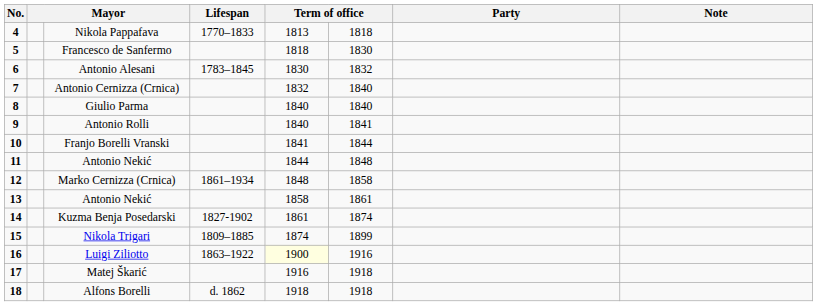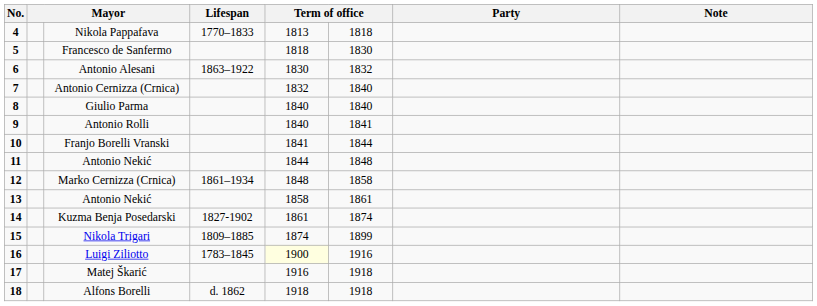(227, 69) 1783–1845 -> (227, 69) 1863–1922
(227, 254) 1863–1922 -> (227, 254) 1783–1845
